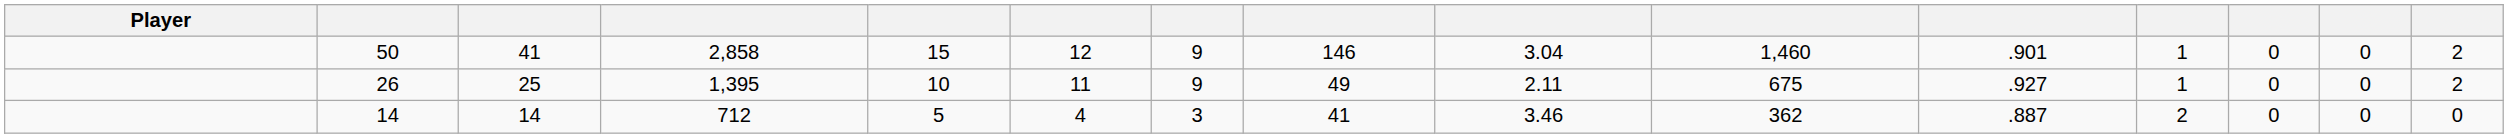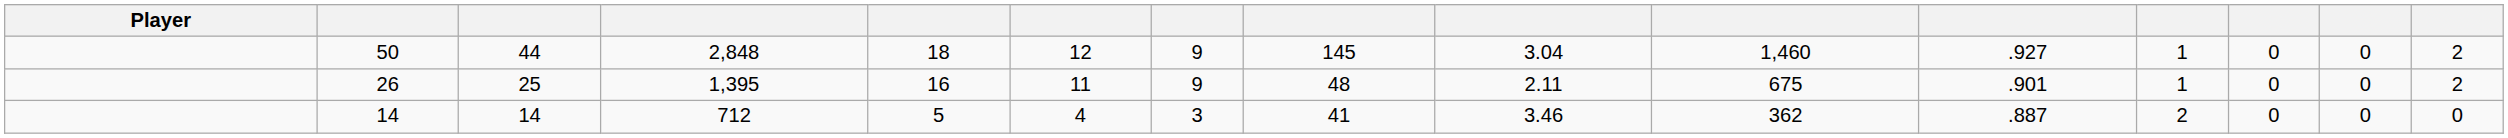(530, 52) 41 -> (530, 52) 44
(734, 52) 2,858 -> (734, 52) 2,848
(939, 52) 15 -> (939, 52) 18
(1339, 52) 146 -> (1339, 52) 145
(2028, 52) .901 -> (2028, 52) .927
(939, 84) 10 -> (939, 84) 16
(1339, 84) 49 -> (1339, 84) 48
(2028, 84) .927 -> (2028, 84) .901
